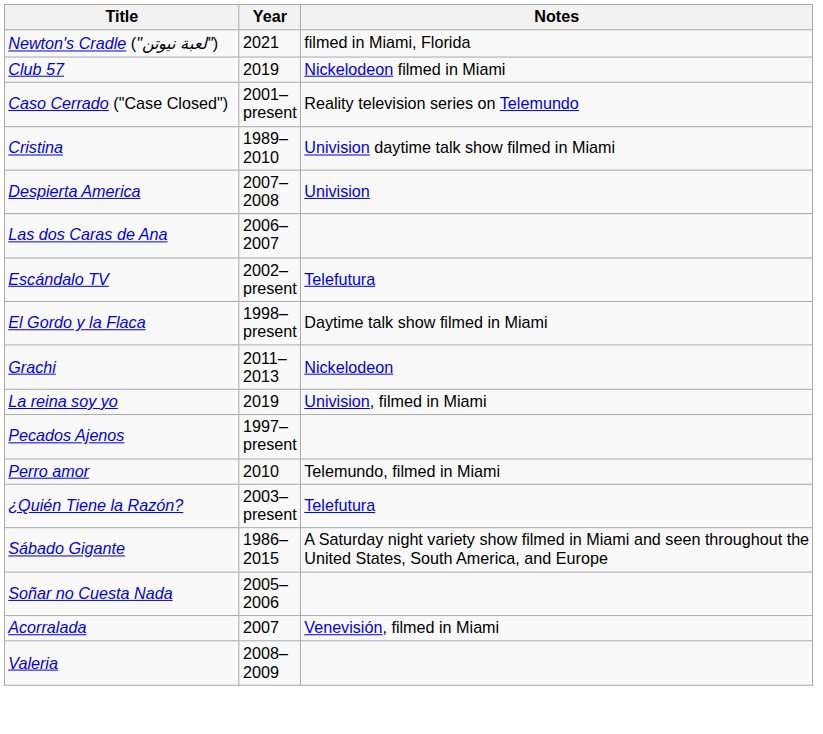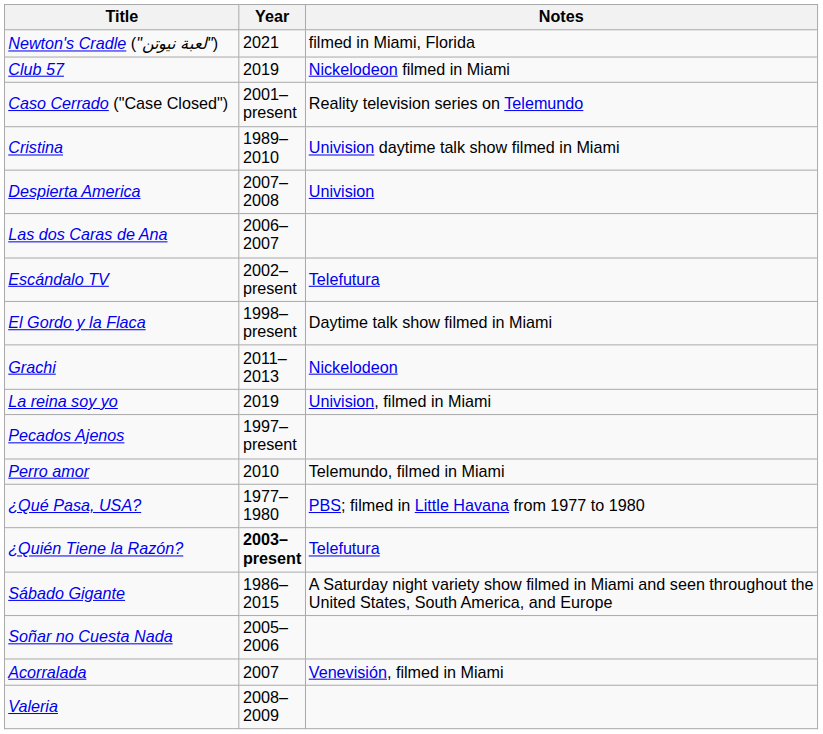+ row: (75, 506)
(270, 506) normal -> (272, 549) bold
